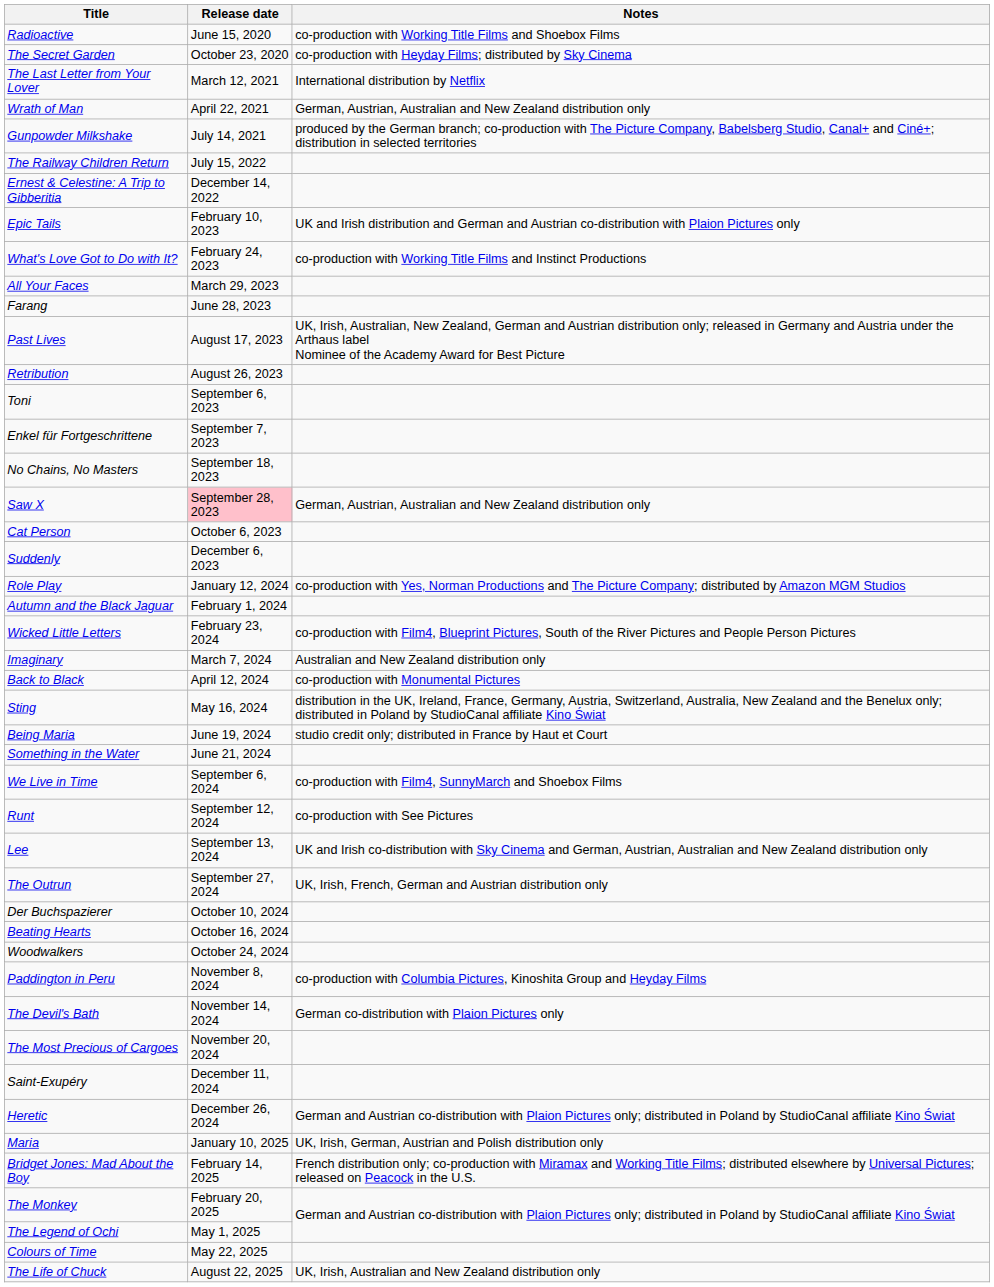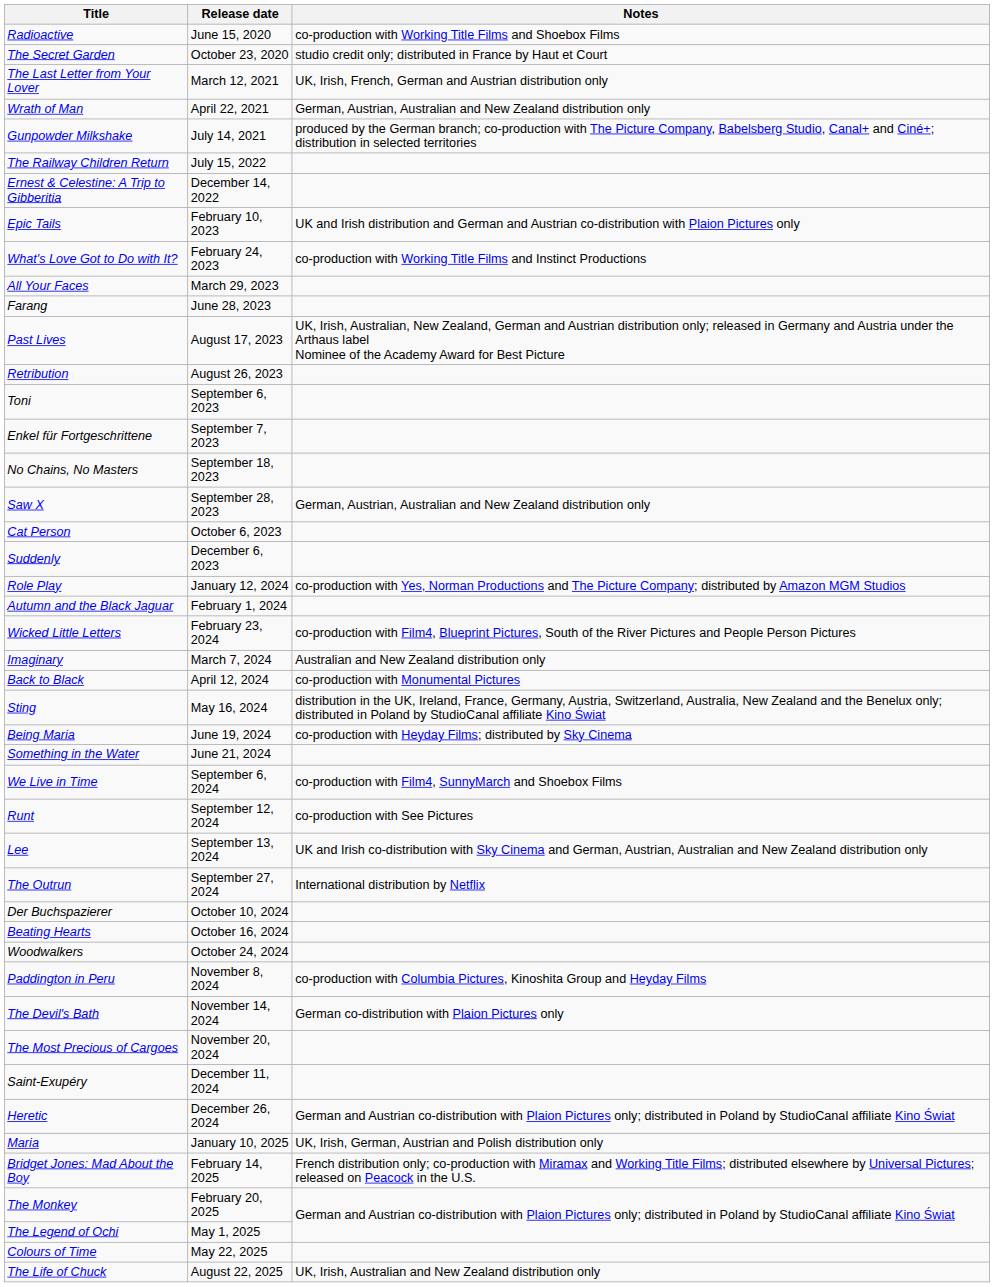(464, 54) co-production with Heyday Films; distributed by Sky Cinema -> (451, 54) studio credit only; distributed in France by Haut et Court
(390, 81) International distribution by Netflix -> (452, 81) UK, Irish, French, German and Austrian distribution only
(232, 504) pink background -> (232, 504) no background
(451, 734) studio credit only; distributed in France by Haut et Court -> (464, 734) co-production with Heyday Films; distributed by Sky Cinema
(452, 884) UK, Irish, French, German and Austrian distribution only -> (390, 884) International distribution by Netflix
